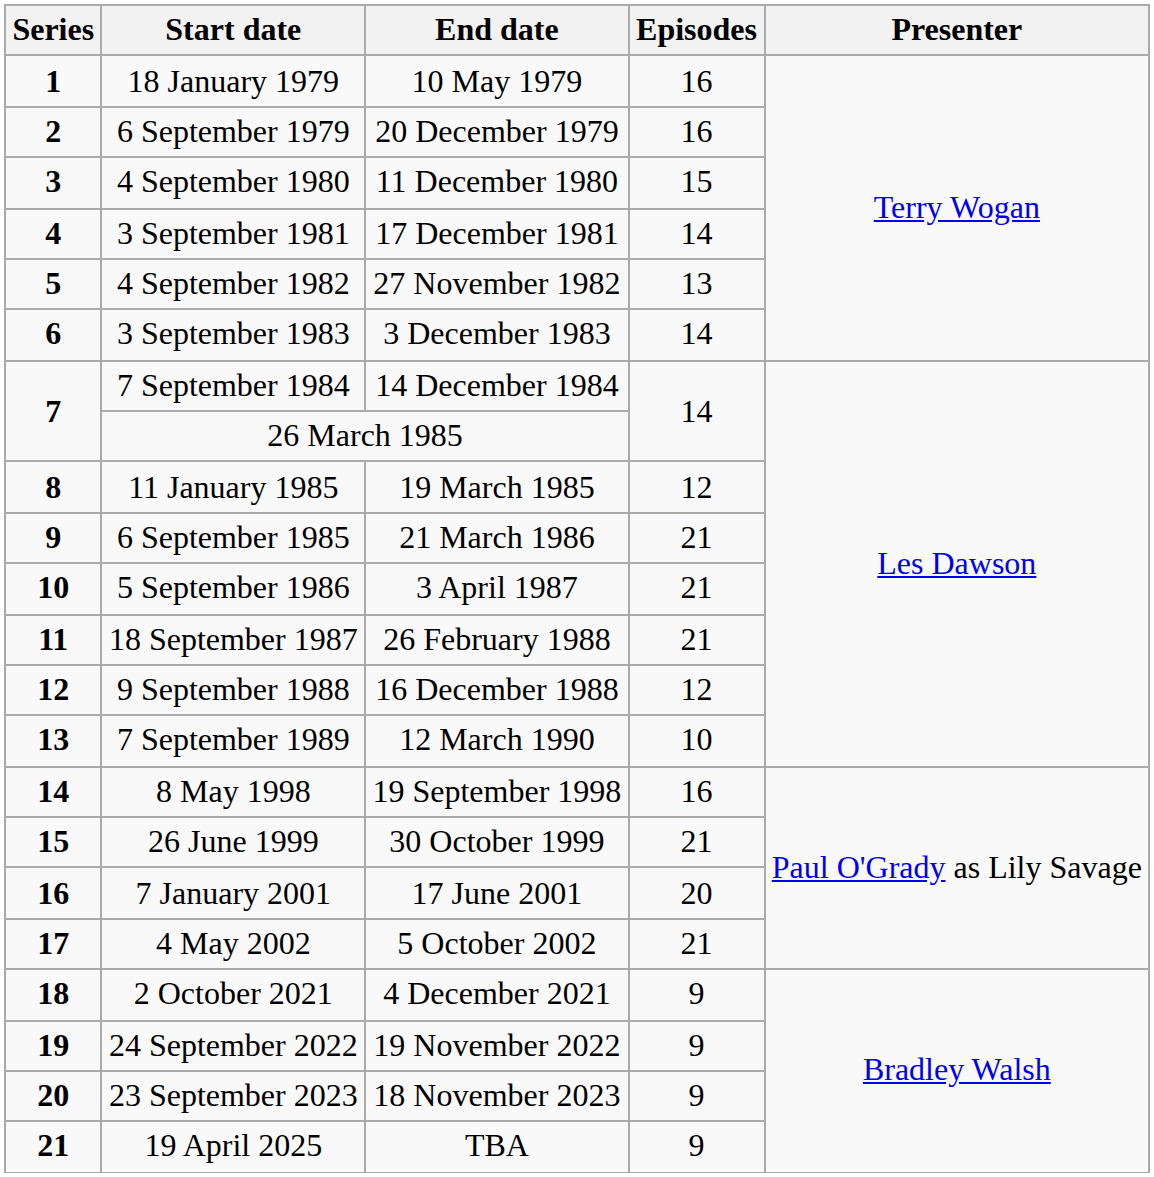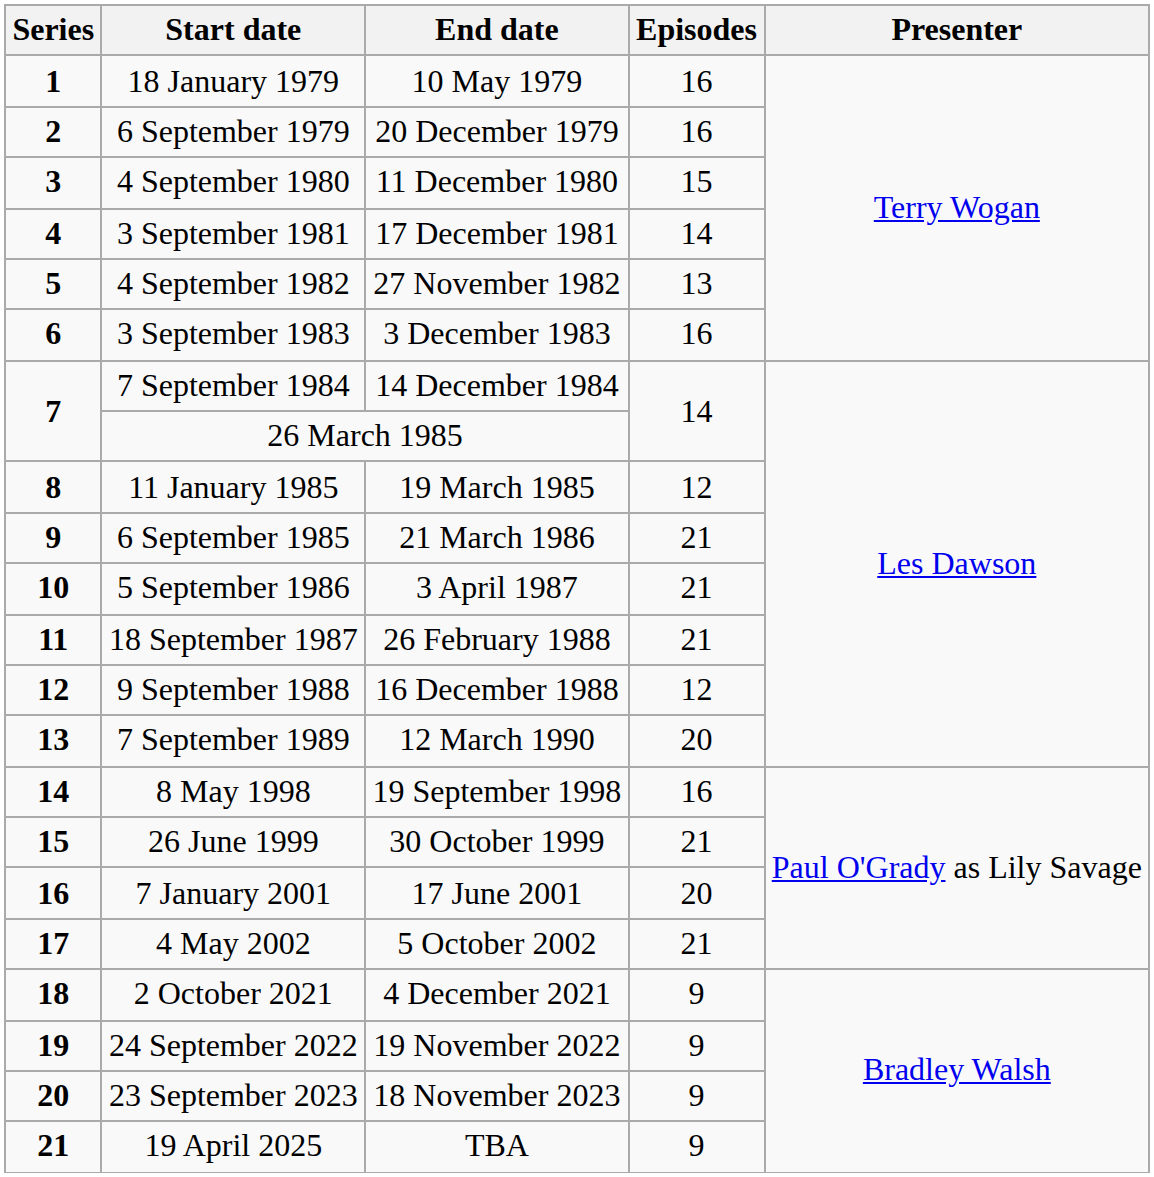(697, 334) 14 -> (697, 334) 16
(697, 740) 10 -> (697, 740) 20
